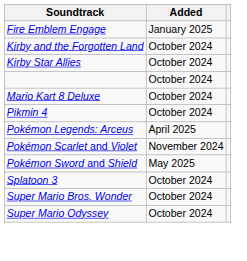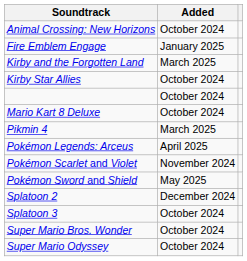+ row: (81, 29)
(180, 46) October 2024 -> (188, 63) March 2025
(180, 113) October 2024 -> (188, 130) March 2025
+ row: (32, 197)
